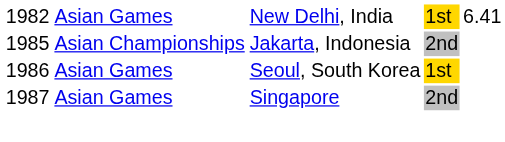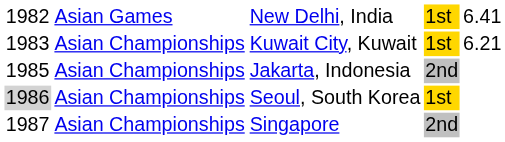+ row: (333, 43)
(28, 70) no background -> (28, 97) lightgrey background
(113, 70) Asian Games -> (150, 97) Asian Championships
(113, 97) Asian Games -> (150, 124) Asian Championships
